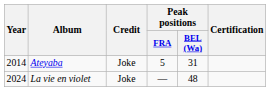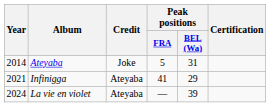+ row: (48, 79)
(127, 79) Joke -> (127, 94) Ateyaba
(193, 79) 48 -> (193, 94) 39
